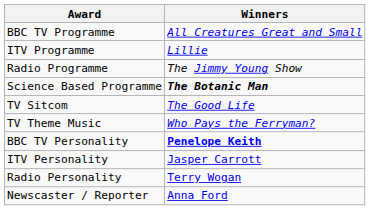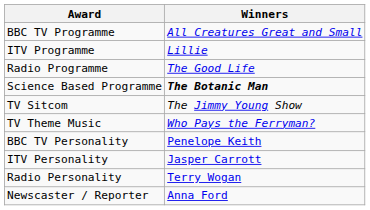(235, 68) The Jimmy Young Show -> (211, 68) The Good Life
(211, 105) The Good Life -> (235, 105) The Jimmy Young Show
(214, 141) bold -> (214, 141) normal
